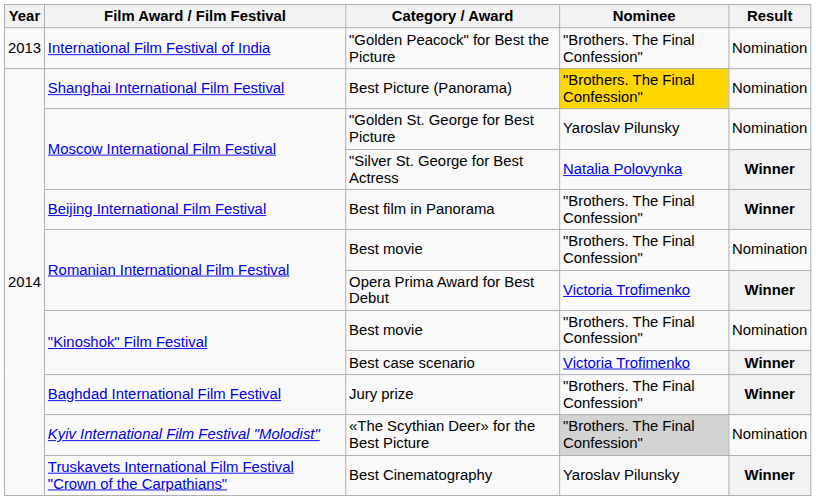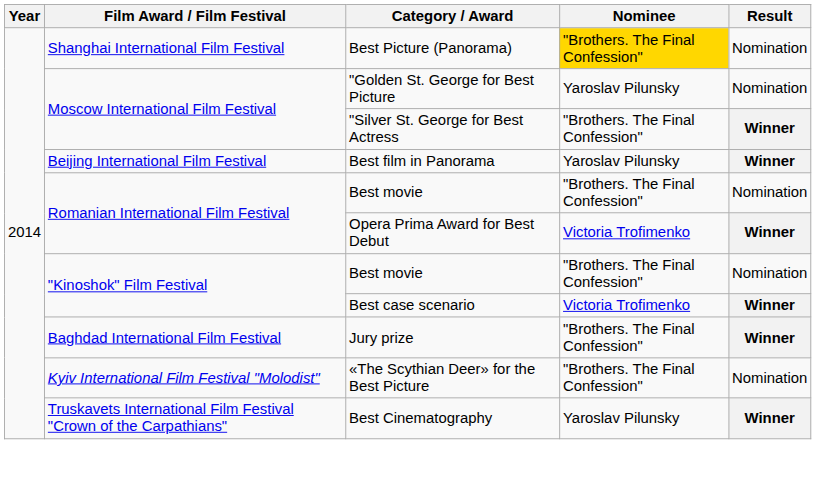- row: (159, 48)
(623, 169) Natalia Polovynka -> (629, 128) "Brothers. The Final Confession"
(629, 209) "Brothers. The Final Confession" -> (621, 160) Yaroslav Pilunsky
(629, 434) lightgrey background -> (629, 377) no background
